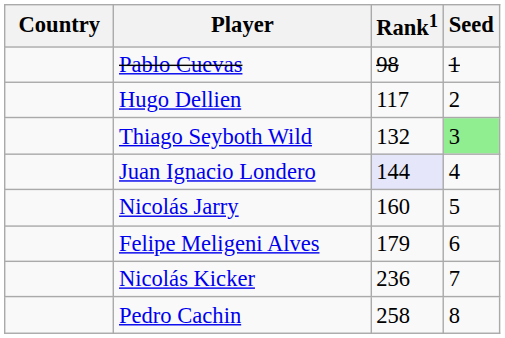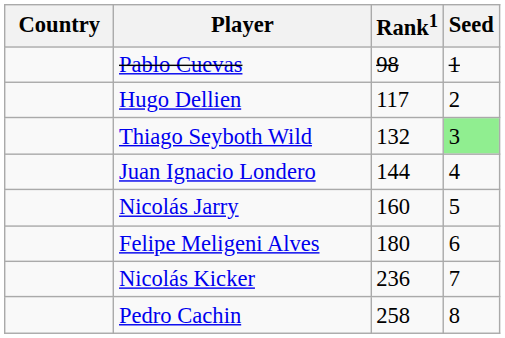(393, 171) lavender background -> (393, 171) no background
(393, 243) 179 -> (393, 243) 180
